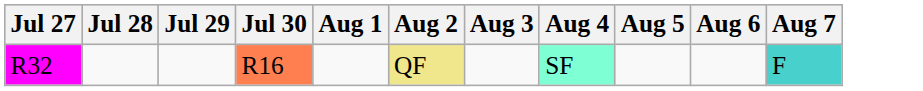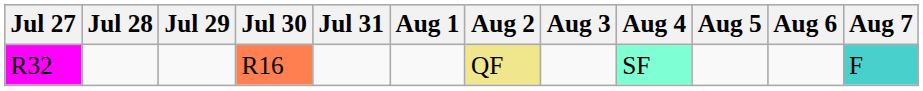+ column: (351, 24)
